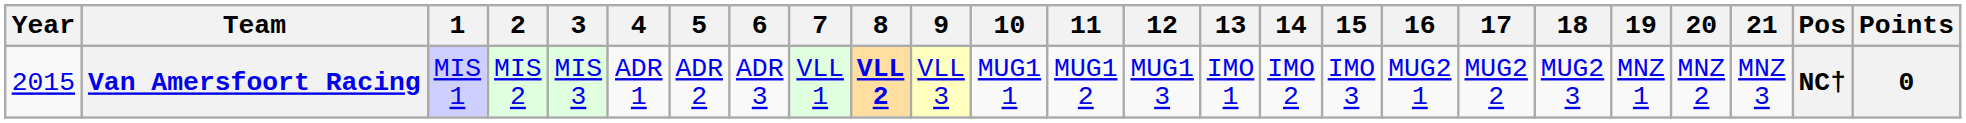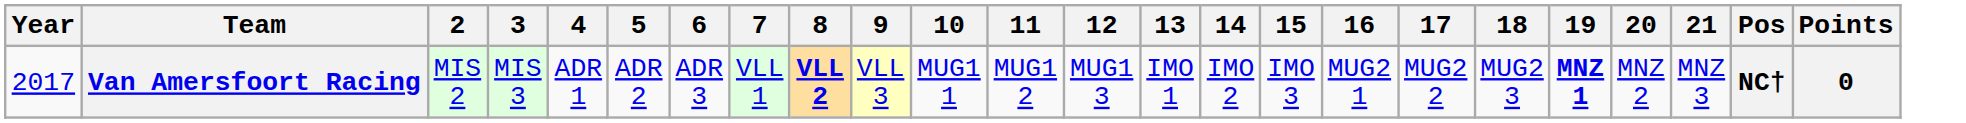- column: (457, 26)
(43, 82) 2015 -> (43, 82) 2017
(1641, 82) normal -> (1580, 82) bold
